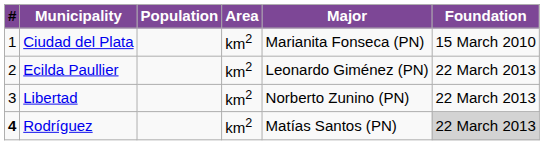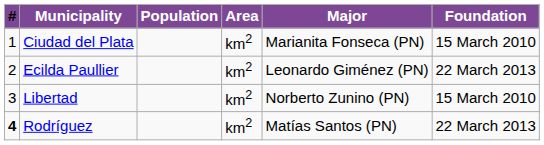(486, 98) 22 March 2013 -> (486, 98) 15 March 2010
(486, 126) lightgrey background -> (486, 126) no background
